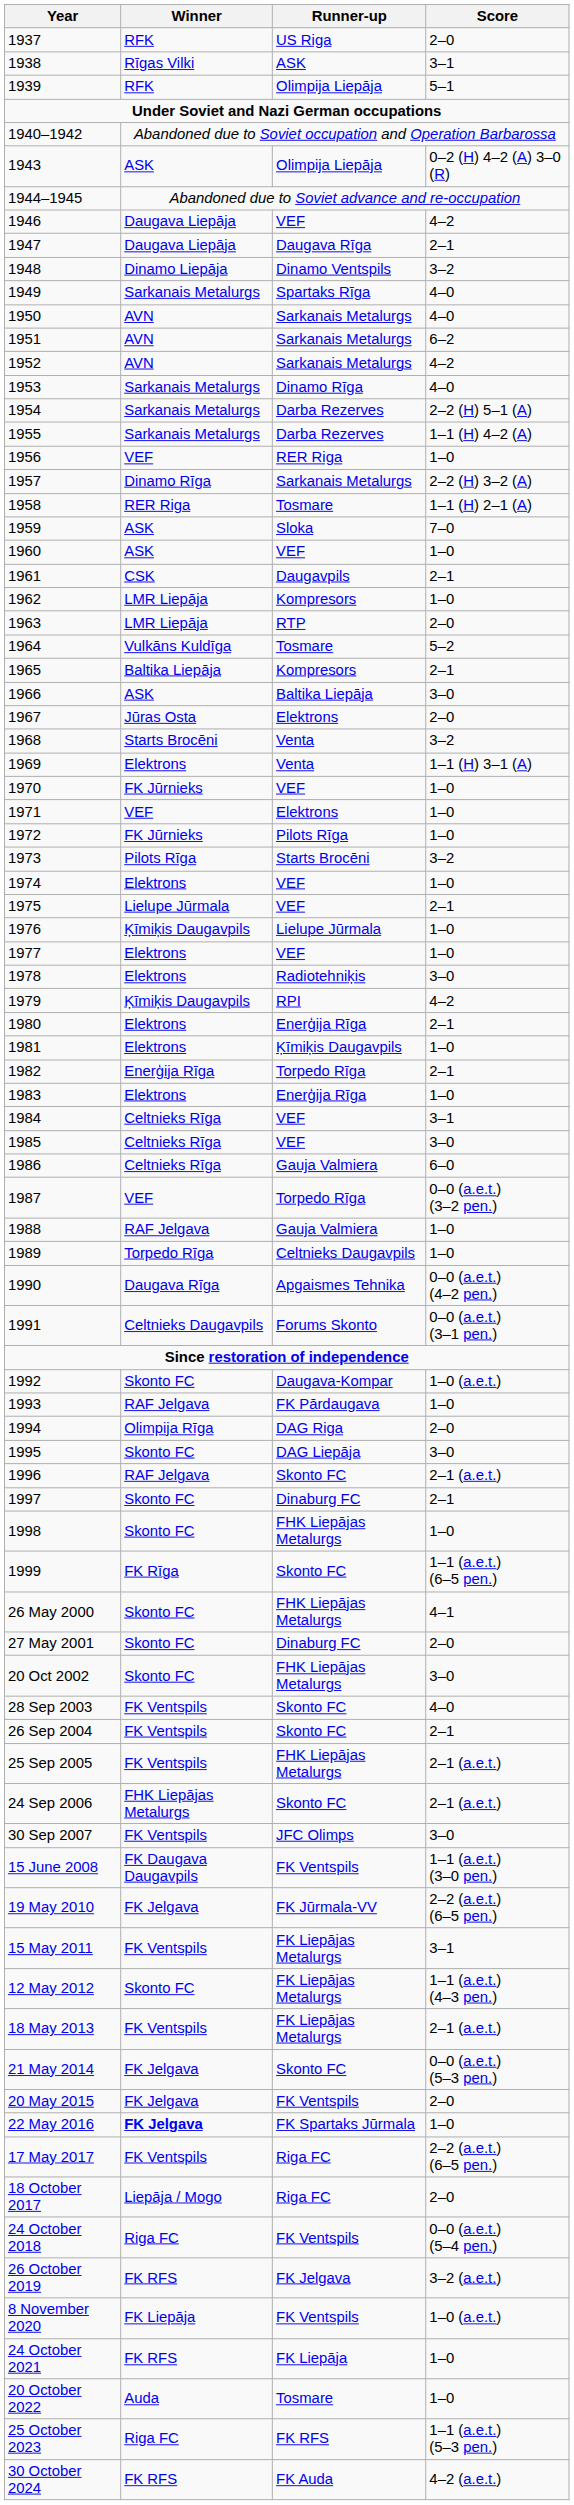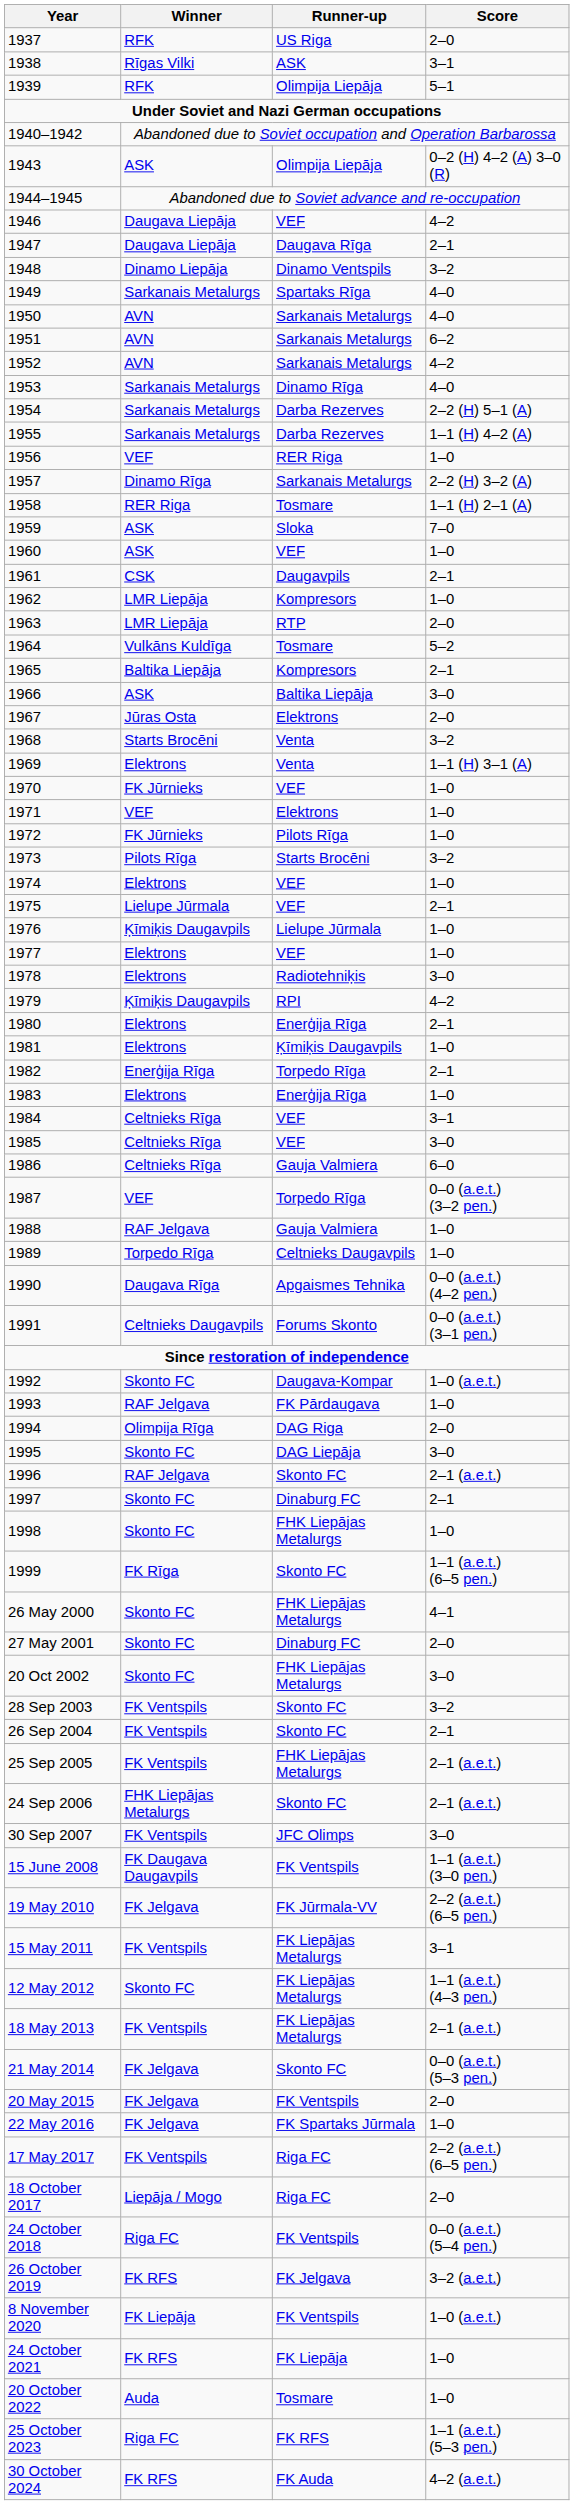(442, 1707) 4–0 -> (442, 1707) 3–2
(163, 2124) bold -> (161, 2124) normal
